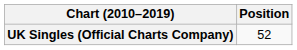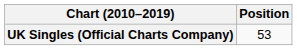(264, 34) 52 -> (264, 34) 53
